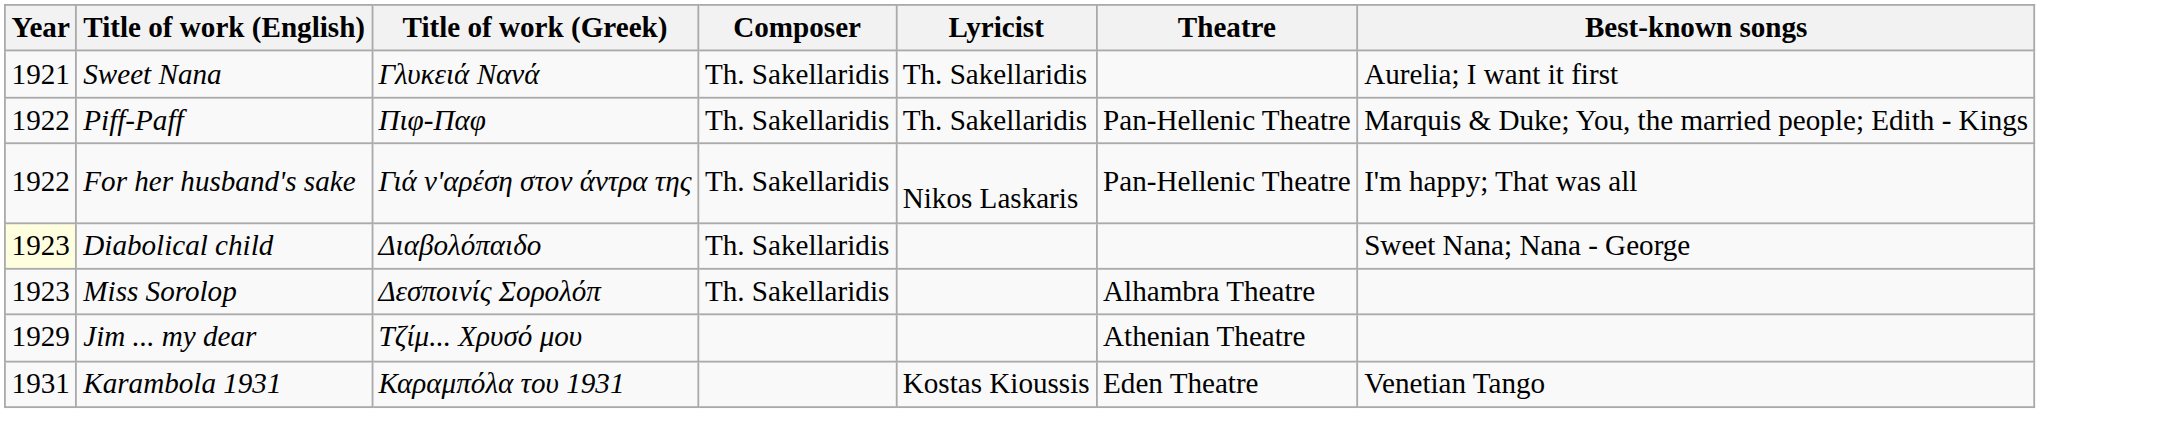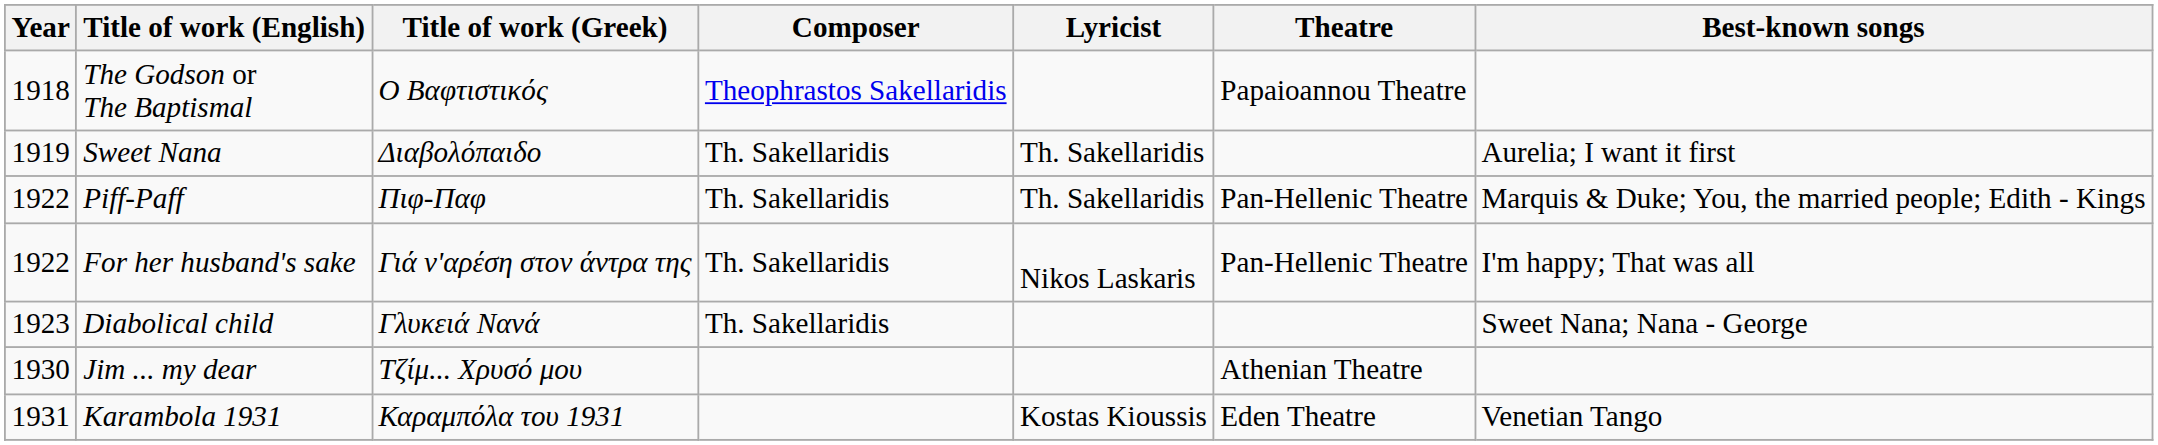+ row: (170, 90)
(41, 73) 1921 -> (41, 152) 1919
(459, 73) Γλυκειά Νανά -> (460, 152) Διαβολόπαιδο
(41, 245) lightyellow background -> (41, 324) no background
(460, 245) Διαβολόπαιδο -> (459, 324) Γλυκειά Νανά
- row: (160, 291)
(41, 337) 1929 -> (41, 370) 1930
